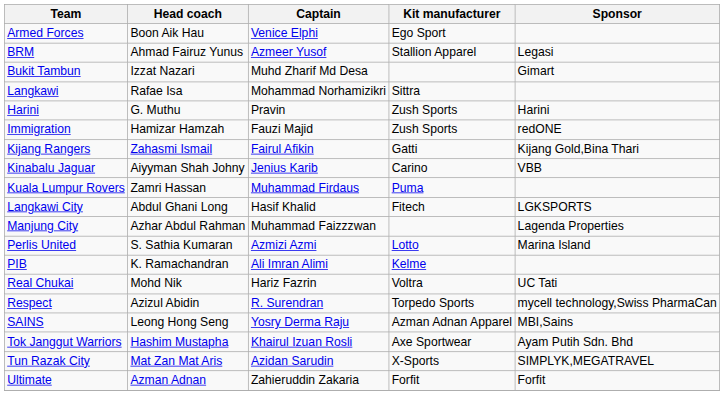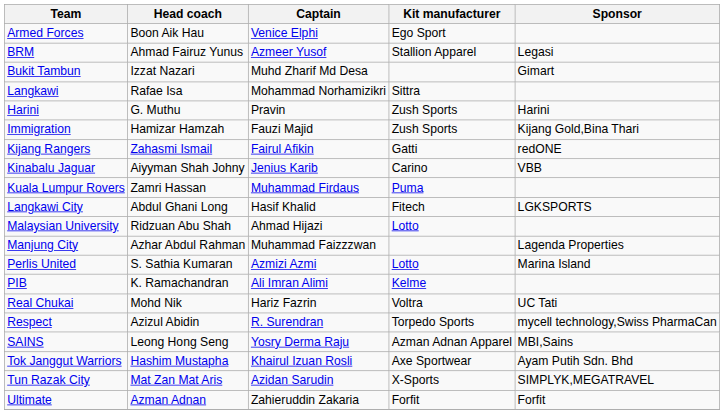(540, 129) redONE -> (578, 129) Kijang Gold,Bina Thari
(578, 149) Kijang Gold,Bina Thari -> (540, 149) redONE
+ row: (63, 226)
